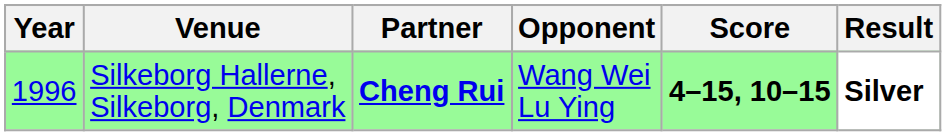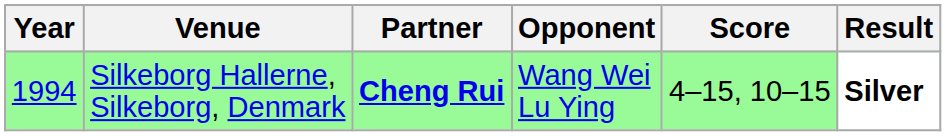(44, 90) 1996 -> (44, 90) 1994
(750, 90) bold -> (750, 90) normal
